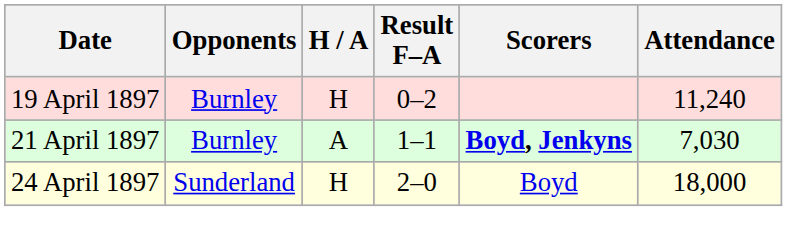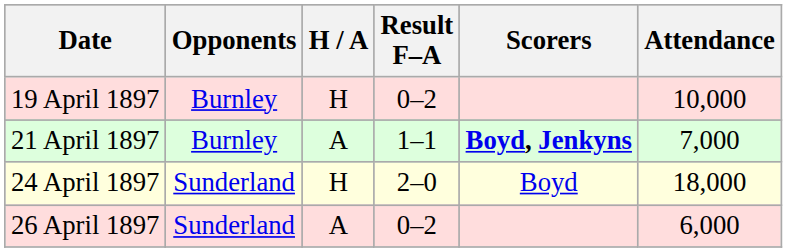(710, 98) 11,240 -> (710, 98) 10,000
(710, 140) 7,030 -> (710, 140) 7,000
+ row: (85, 225)
